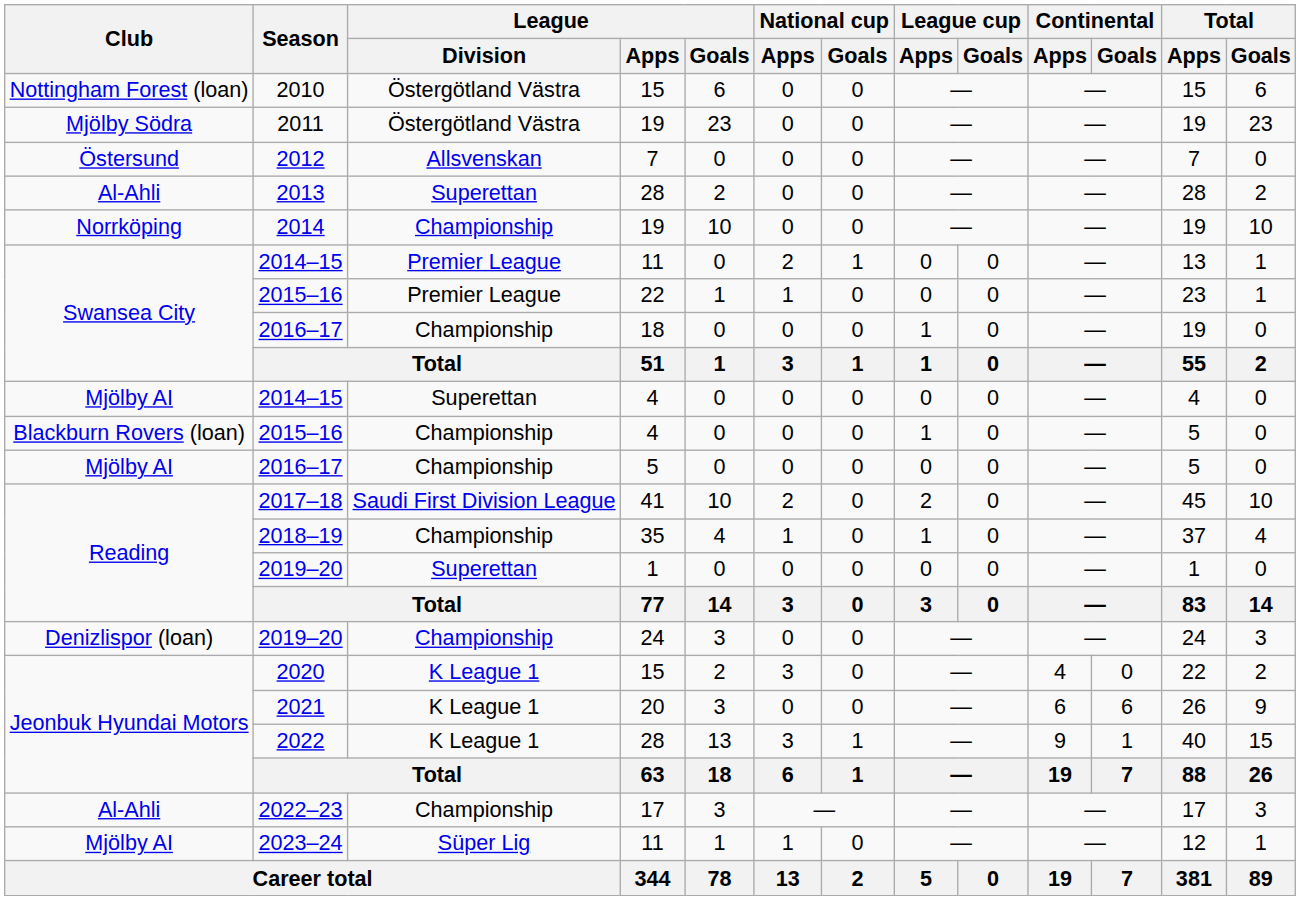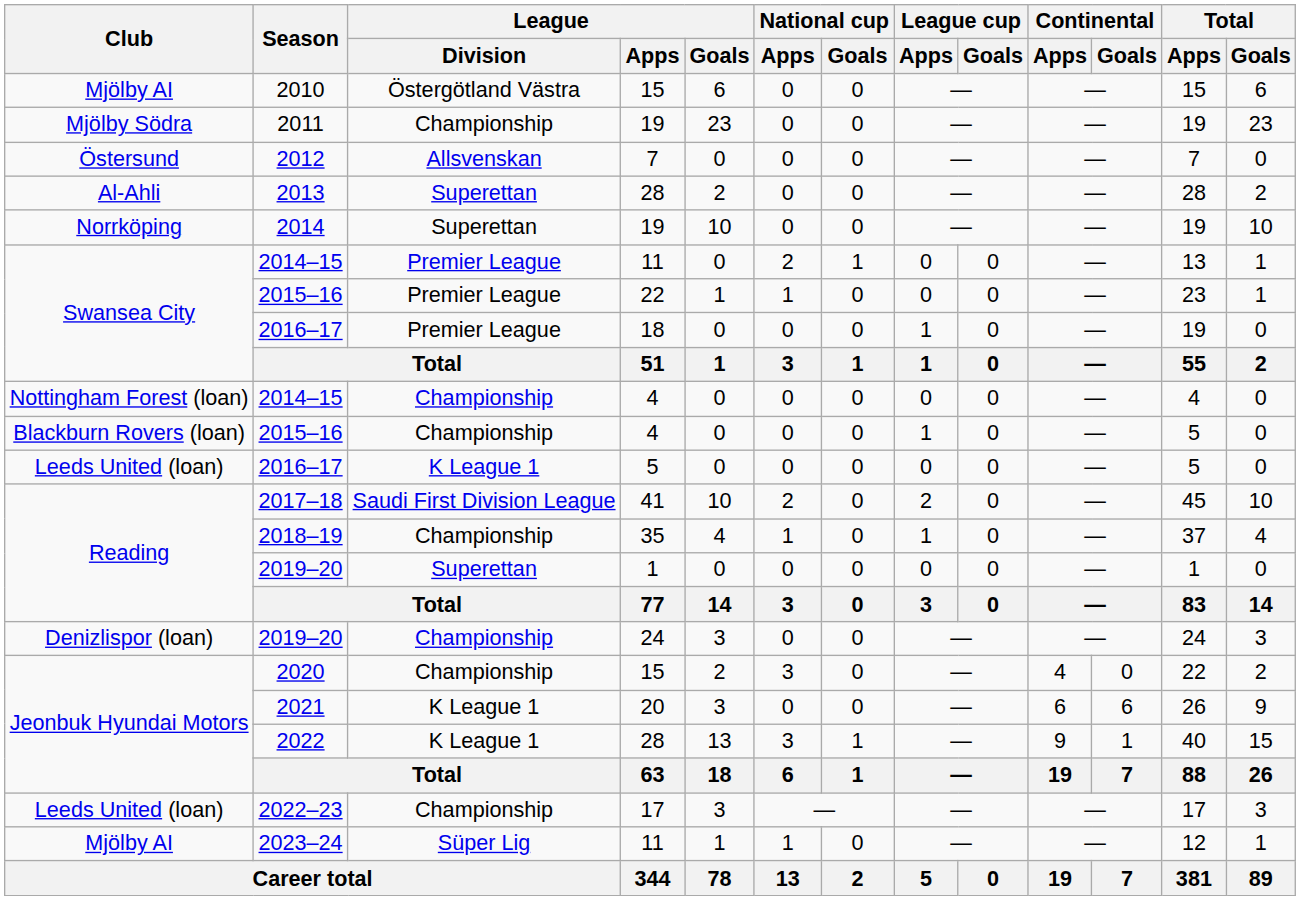(129, 90) Nottingham Forest (loan) -> (129, 90) Mjölby AI
(484, 124) Östergötland Västra -> (484, 124) Championship
(484, 227) Championship -> (484, 227) Superettan
(484, 329) Championship -> (484, 329) Premier League
(129, 398) Mjölby AI -> (129, 398) Nottingham Forest (loan)
(484, 398) Superettan -> (484, 398) Championship
(129, 466) Mjölby AI -> (129, 466) Leeds United (loan)
(484, 466) Championship -> (484, 466) K League 1
(484, 672) K League 1 -> (484, 672) Championship
(129, 809) Al-Ahli -> (129, 809) Leeds United (loan)
